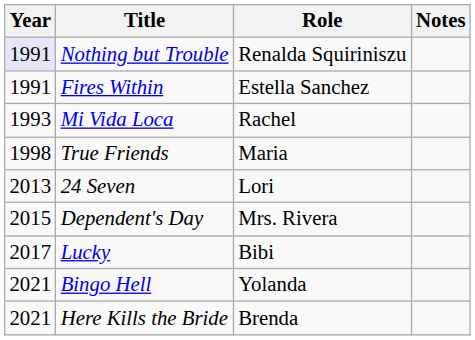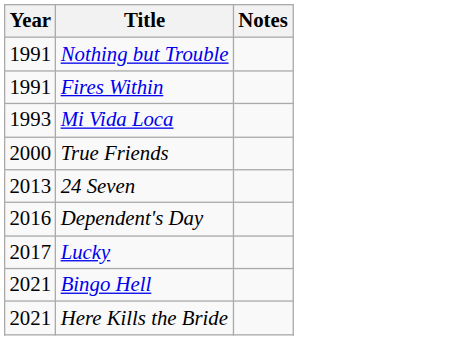- column: (322, 20)
(30, 53) lavender background -> (30, 53) no background
(30, 152) 1998 -> (30, 152) 2000
(30, 218) 2015 -> (30, 218) 2016
